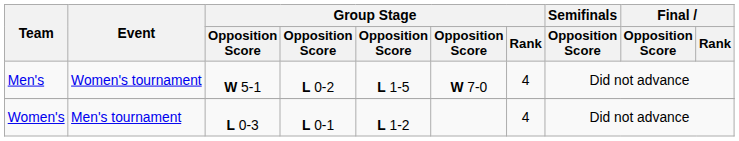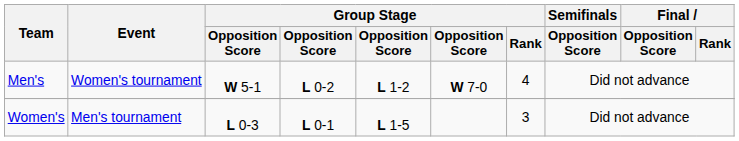(393, 88) L 1-5 -> (393, 88) L 1-2
(393, 125) L 1-2 -> (393, 125) L 1-5
(526, 118) 4 -> (526, 118) 3
